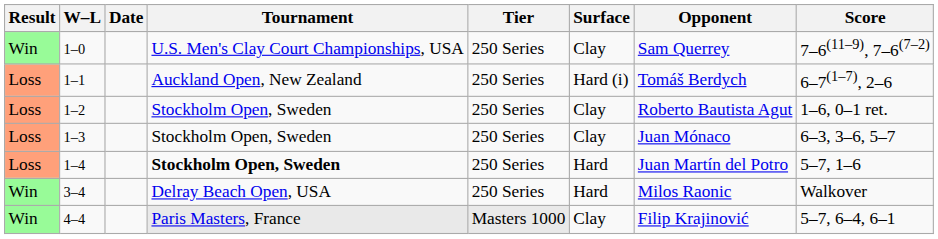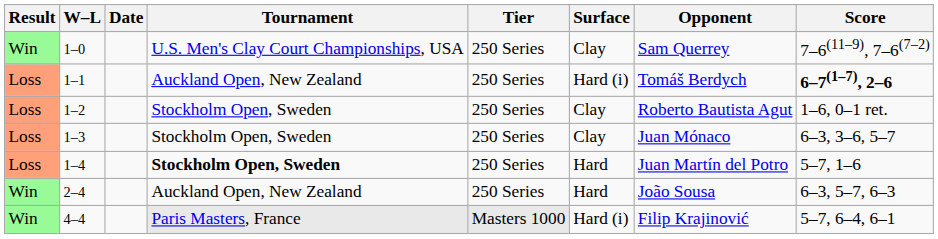(846, 80) normal -> (846, 80) bold
+ row: (74, 193)
- row: (74, 193)
(590, 219) Clay -> (601, 219) Hard (i)
